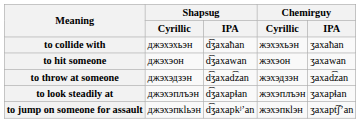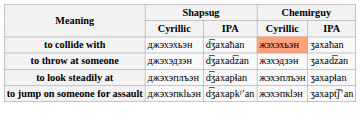(279, 45) no background -> (279, 45) lightsalmon background
- row: (75, 61)
